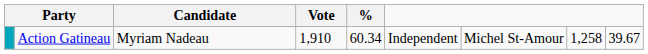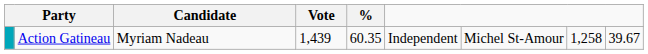(315, 37) 1,910 -> (315, 37) 1,439
(366, 37) 60.34 -> (366, 37) 60.35
